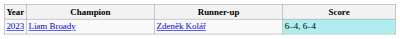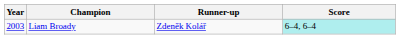(15, 26) 2023 -> (15, 26) 2003
